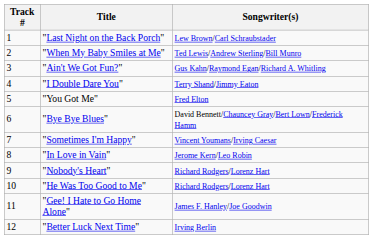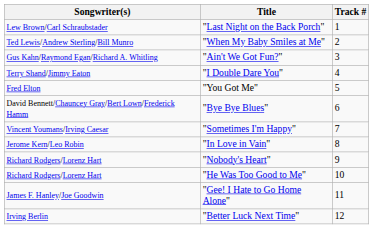columns swapped: (22, 17) <-> (270, 17)
